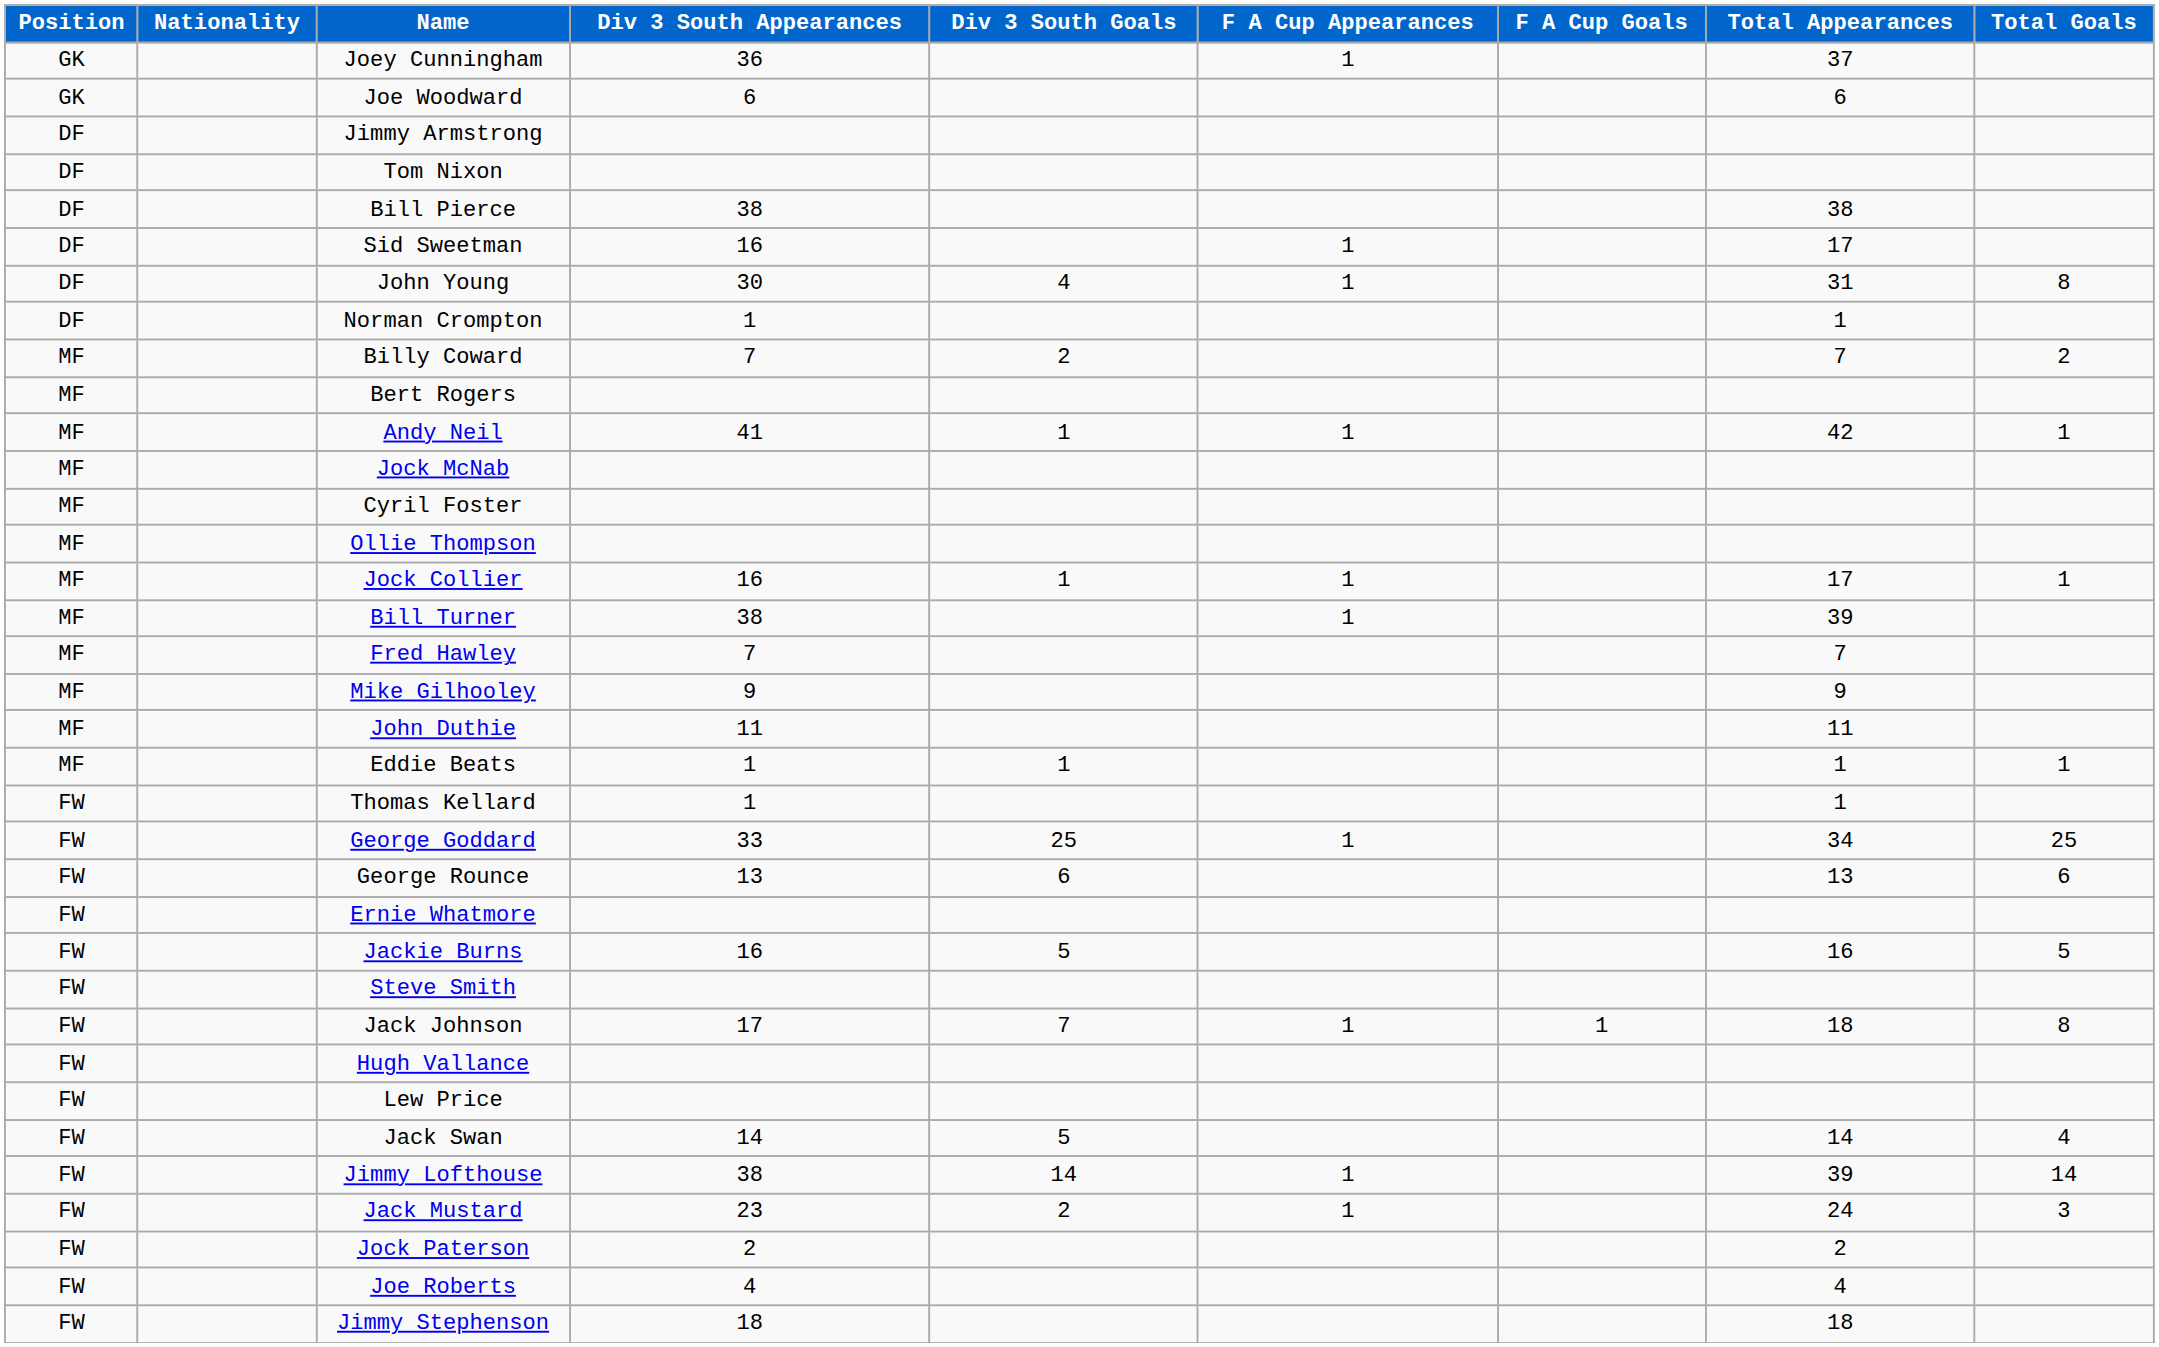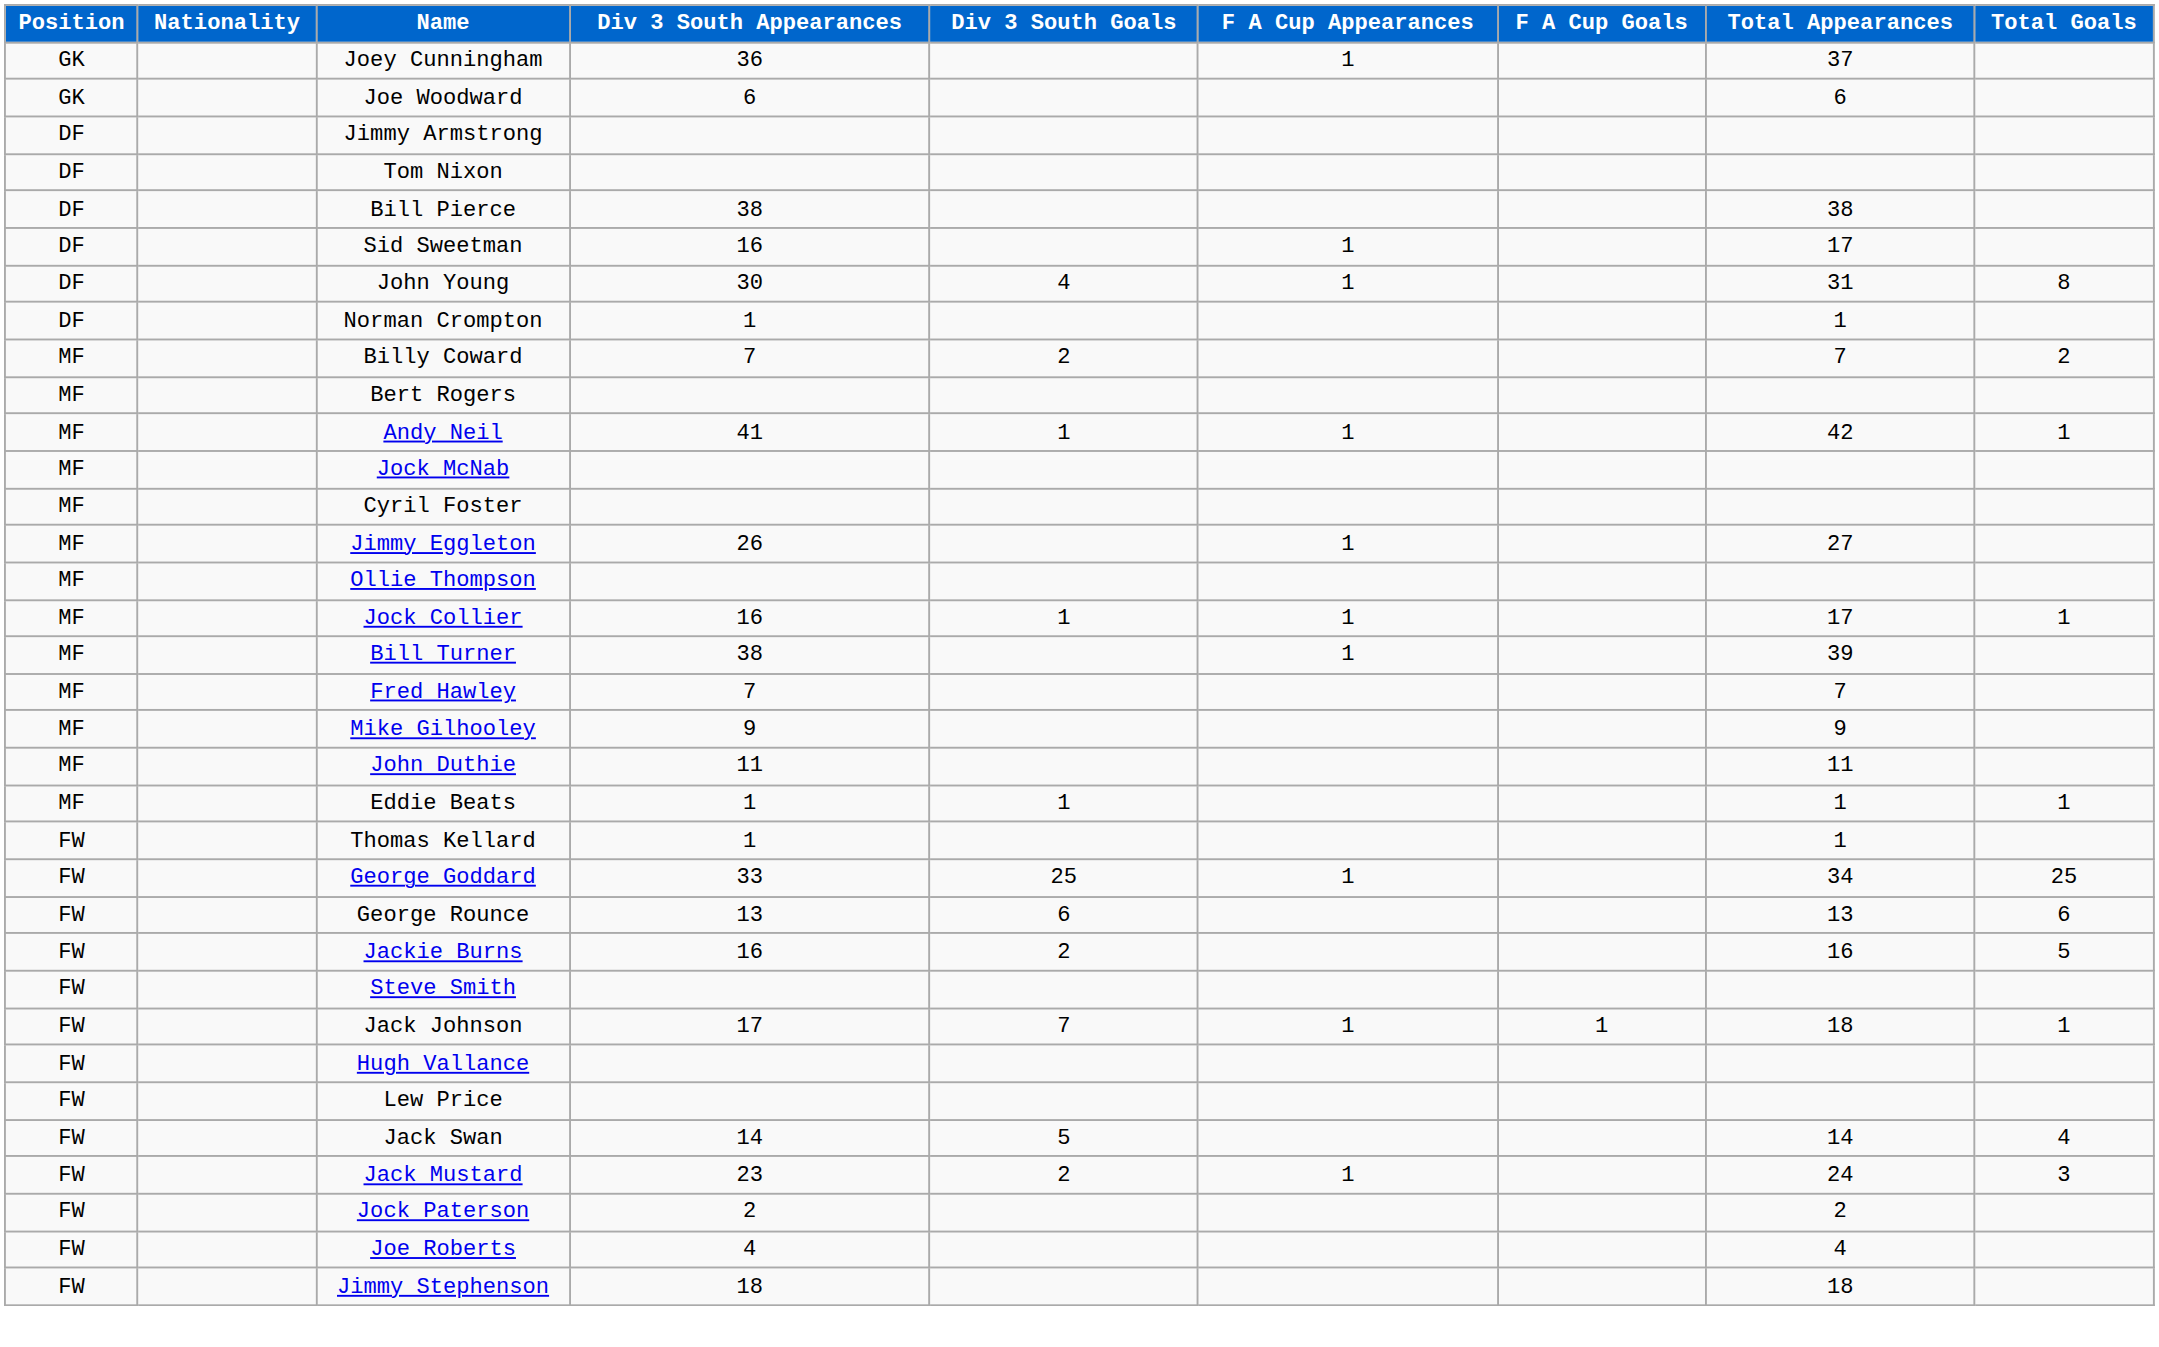+ row: (443, 543)
- row: (443, 915)
(1064, 952) 5 -> (1064, 952) 2
(2064, 1026) 8 -> (2064, 1026) 1
- row: (443, 1175)
